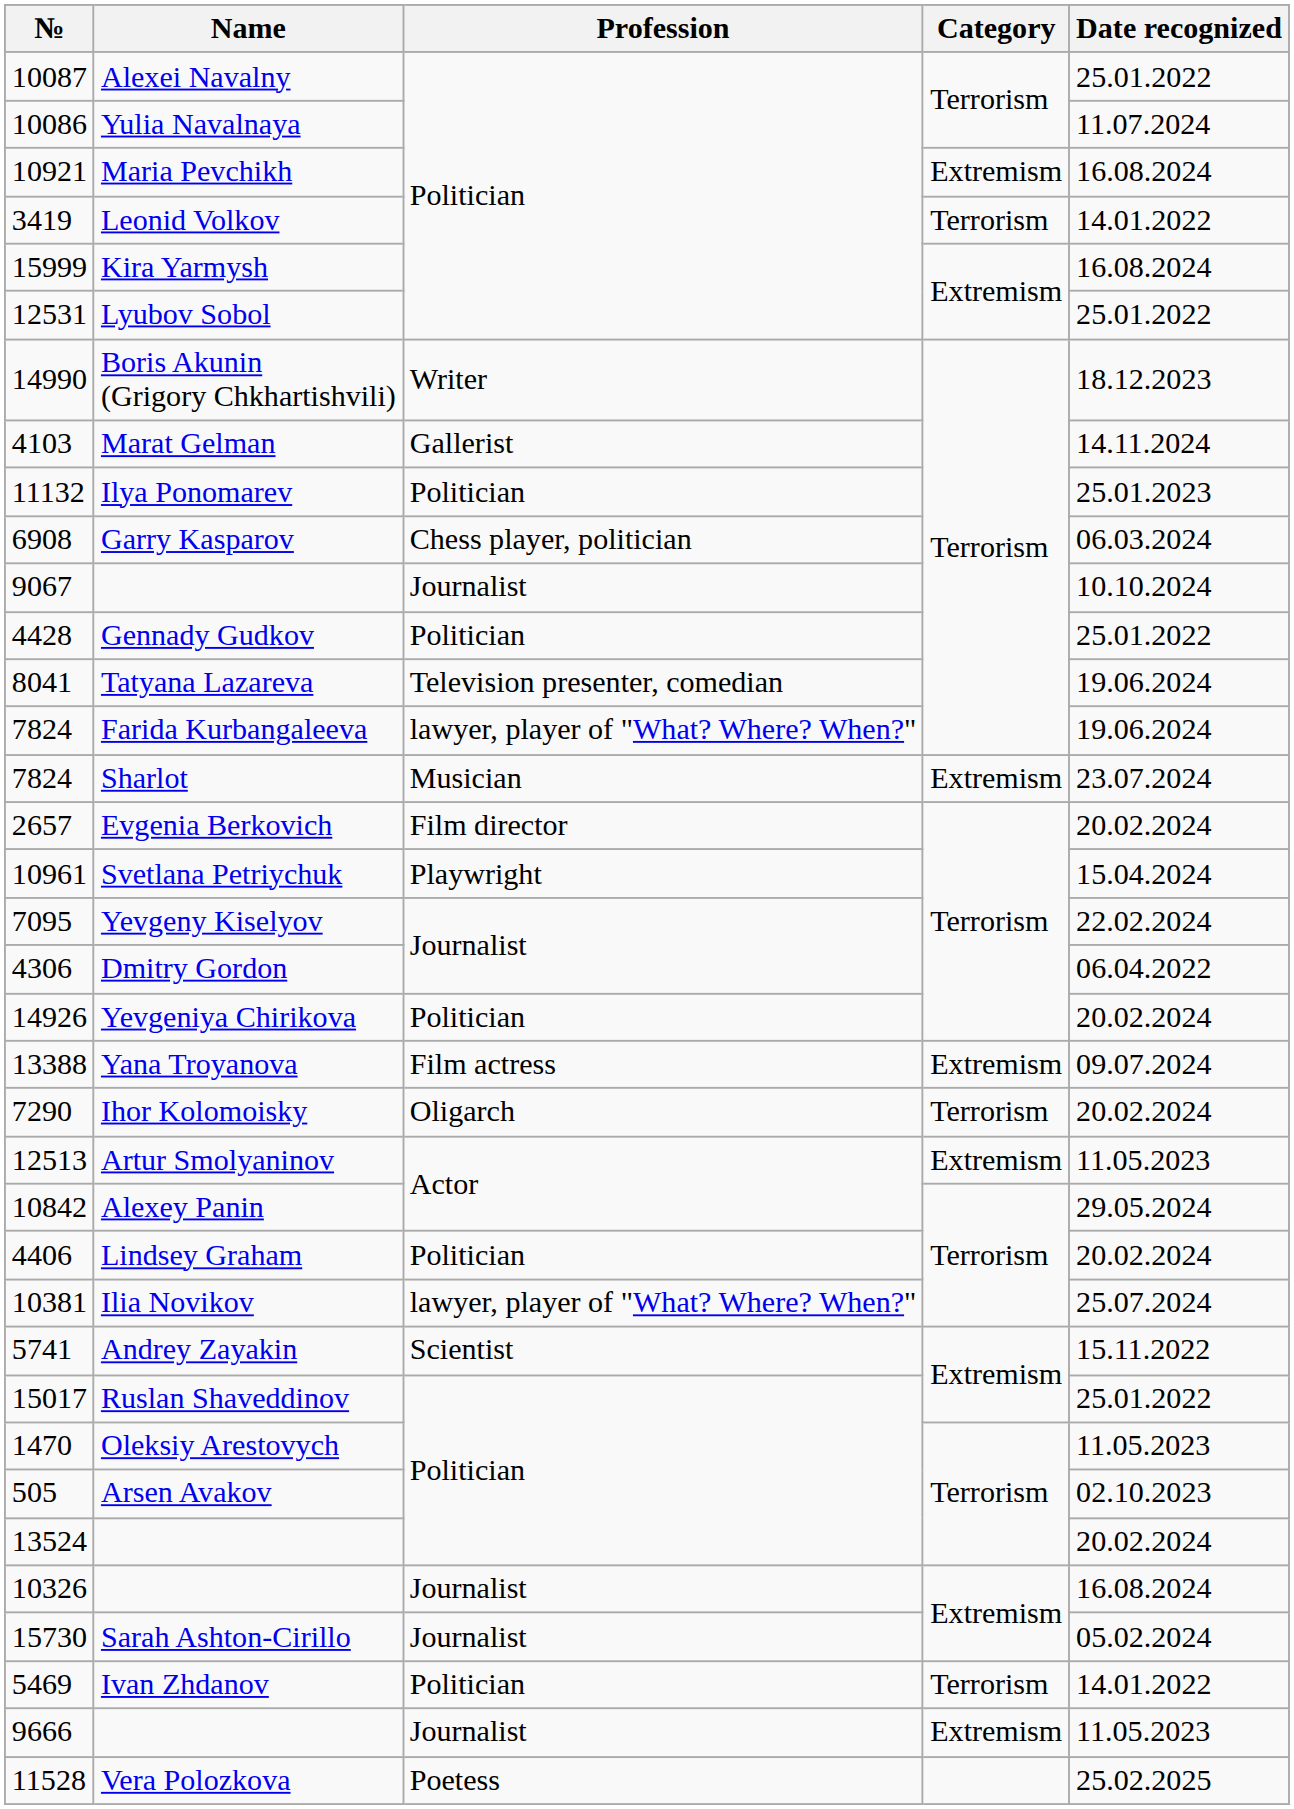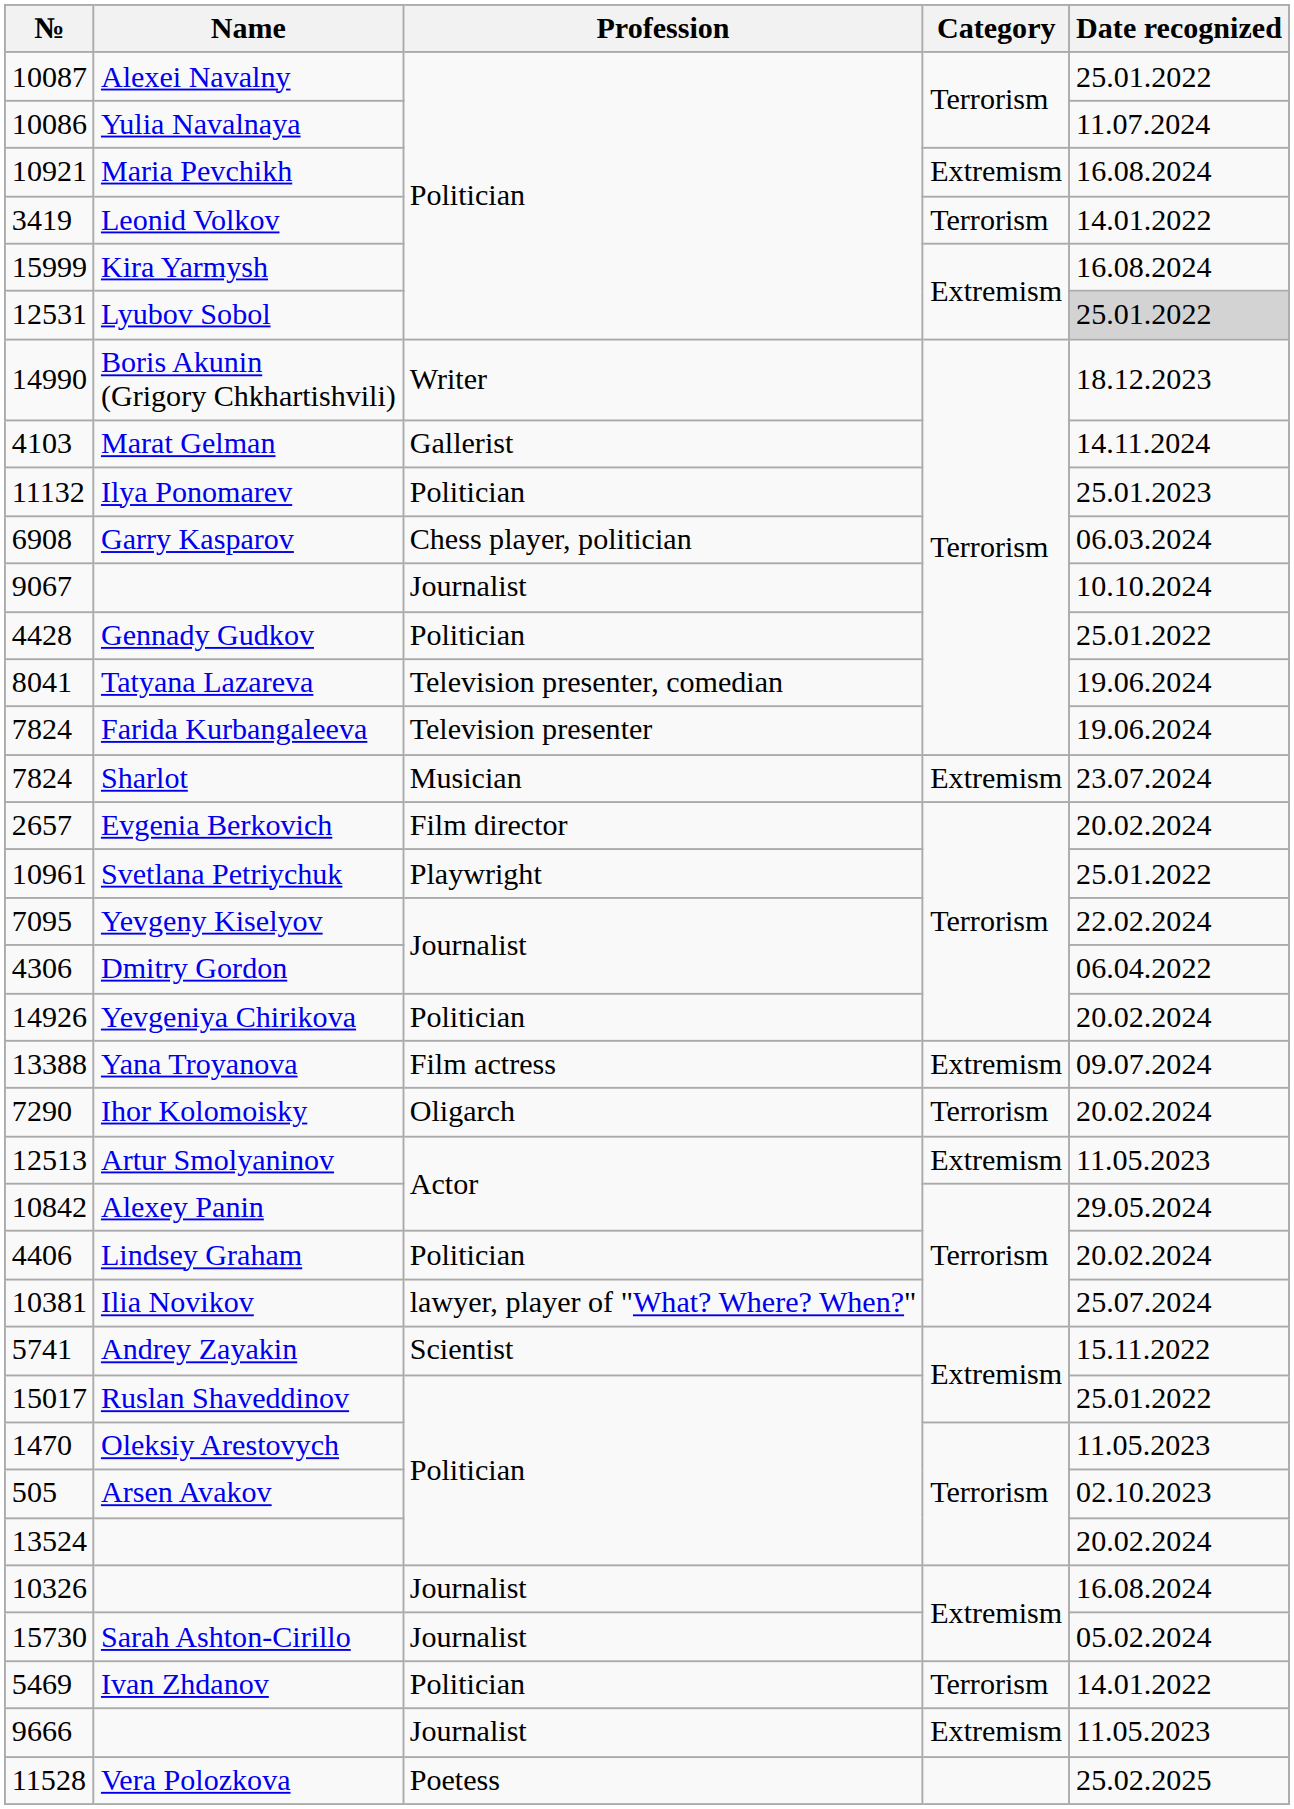(1144, 314) no background -> (1144, 314) lightgrey background
(663, 730) lawyer, player of "What? Where? When?" -> (531, 730) Television presenter
(1144, 873) 15.04.2024 -> (1144, 873) 25.01.2022
